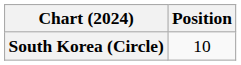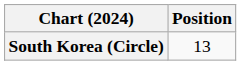(202, 45) 10 -> (202, 45) 13
